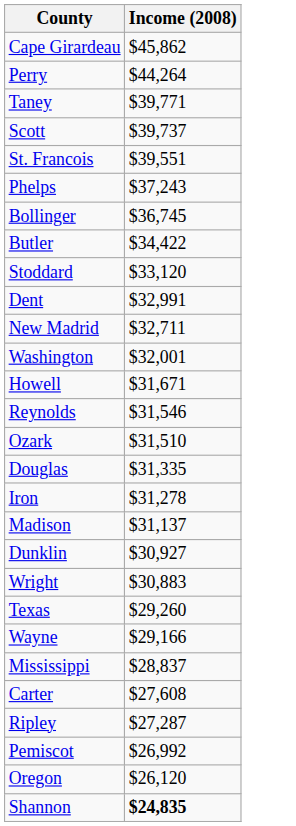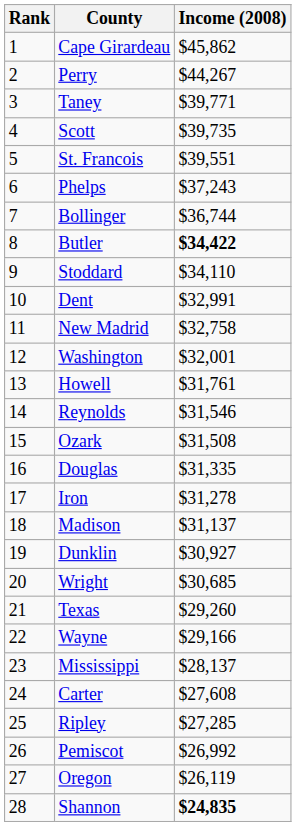+ column: (29, 18)
(158, 74) $44,264 -> (207, 74) $44,267
(158, 131) $39,737 -> (207, 131) $39,735
(158, 215) $36,745 -> (207, 215) $36,744
(158, 243) normal -> (207, 243) bold
(158, 272) $33,120 -> (207, 272) $34,110
(157, 328) $32,711 -> (207, 328) $32,758
(158, 384) $31,671 -> (207, 384) $31,761
(158, 441) $31,510 -> (207, 441) $31,508
(158, 581) $30,883 -> (207, 581) $30,685
(158, 666) $28,837 -> (207, 666) $28,137
(158, 722) $27,287 -> (207, 722) $27,285
(158, 779) $26,120 -> (207, 779) $26,119
